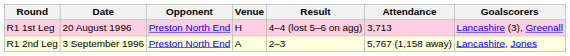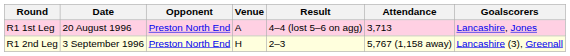(238, 28) H -> (238, 28) A
(510, 28) Lancashire (3), Greenall -> (497, 28) Lancashire, Jones
(238, 43) A -> (238, 43) H
(497, 43) Lancashire, Jones -> (510, 43) Lancashire (3), Greenall
